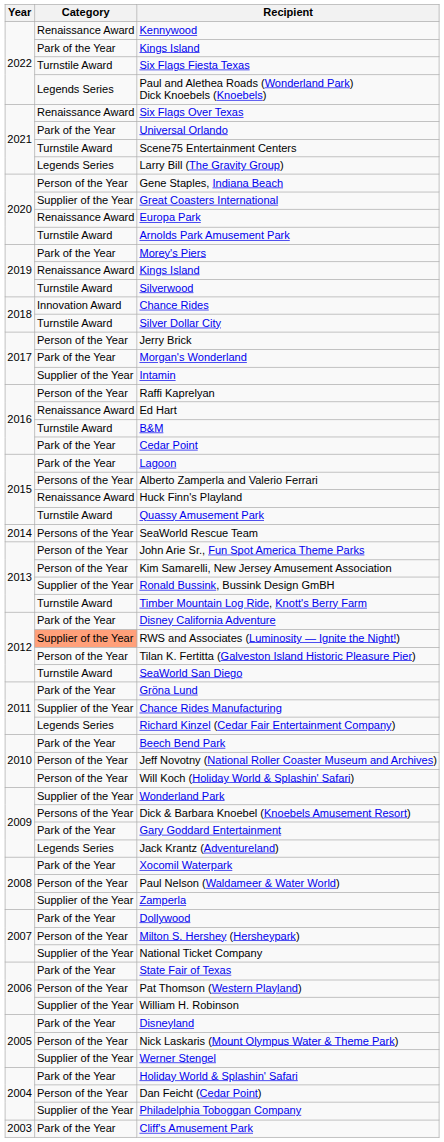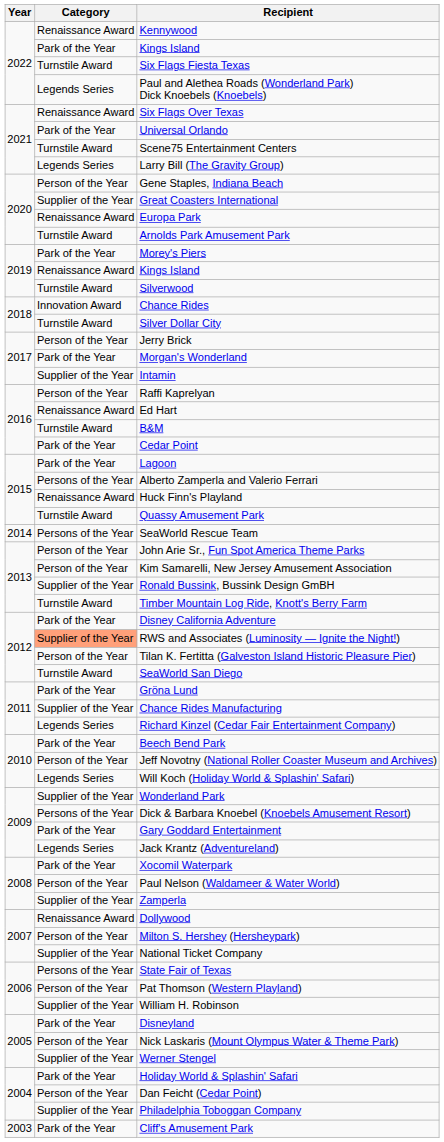(82, 778) Person of the Year -> (75, 778) Legends Series
(76, 918) Park of the Year -> (86, 918) Renaissance Award
(76, 971) Park of the Year -> (85, 971) Persons of the Year
